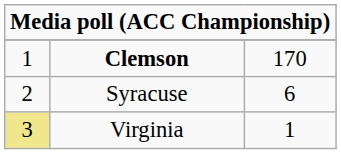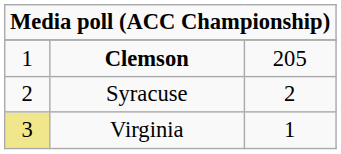(290, 58) 170 -> (290, 58) 205
(290, 93) 6 -> (290, 93) 2
